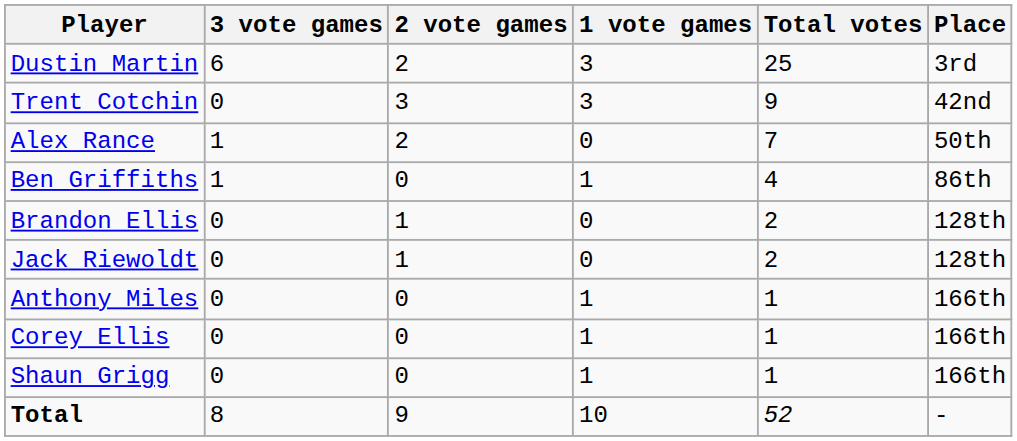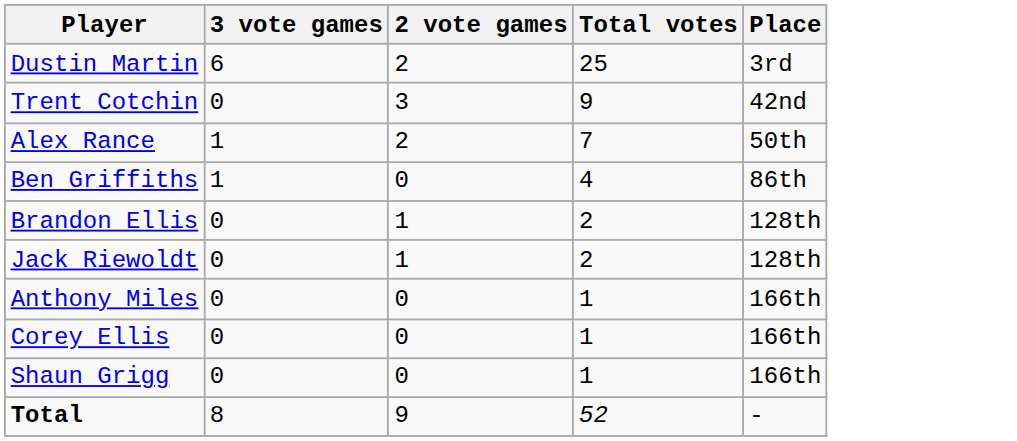- column: (666, 25)
